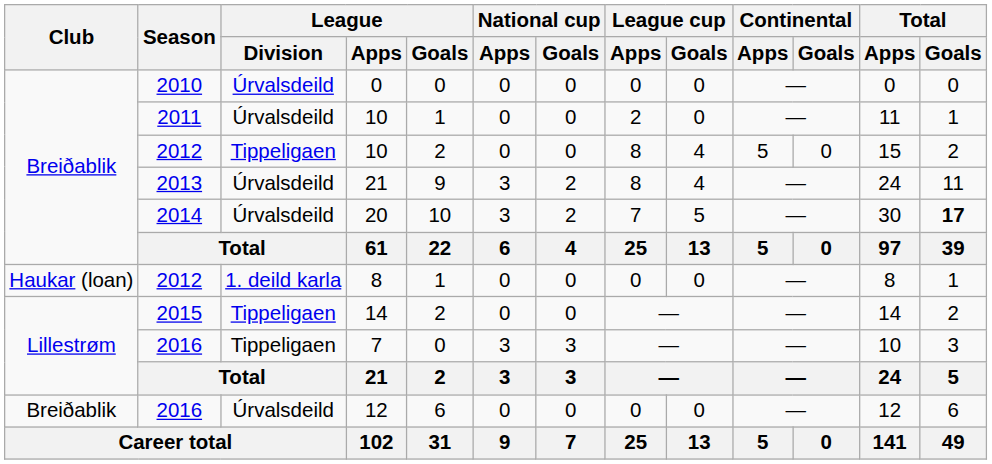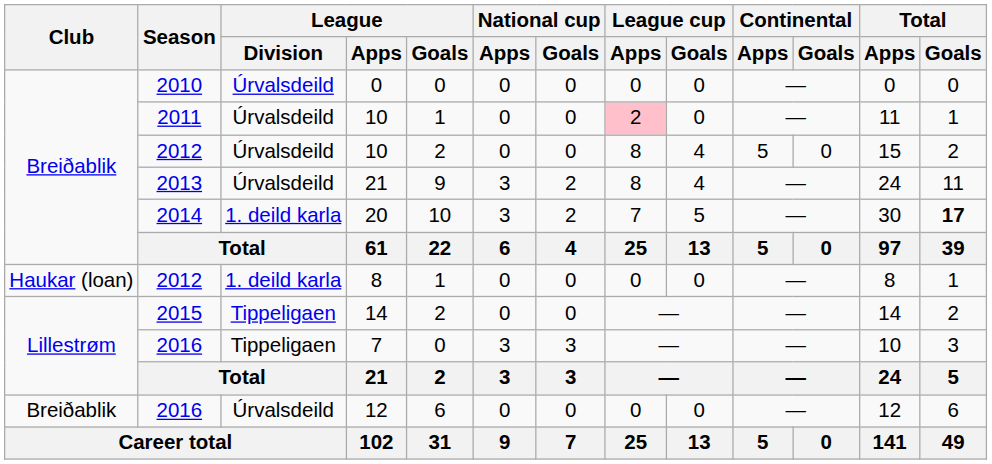(636, 118) no background -> (636, 118) pink background
(283, 150) Tippeligaen -> (283, 150) Úrvalsdeild
(283, 215) Úrvalsdeild -> (283, 215) 1. deild karla
